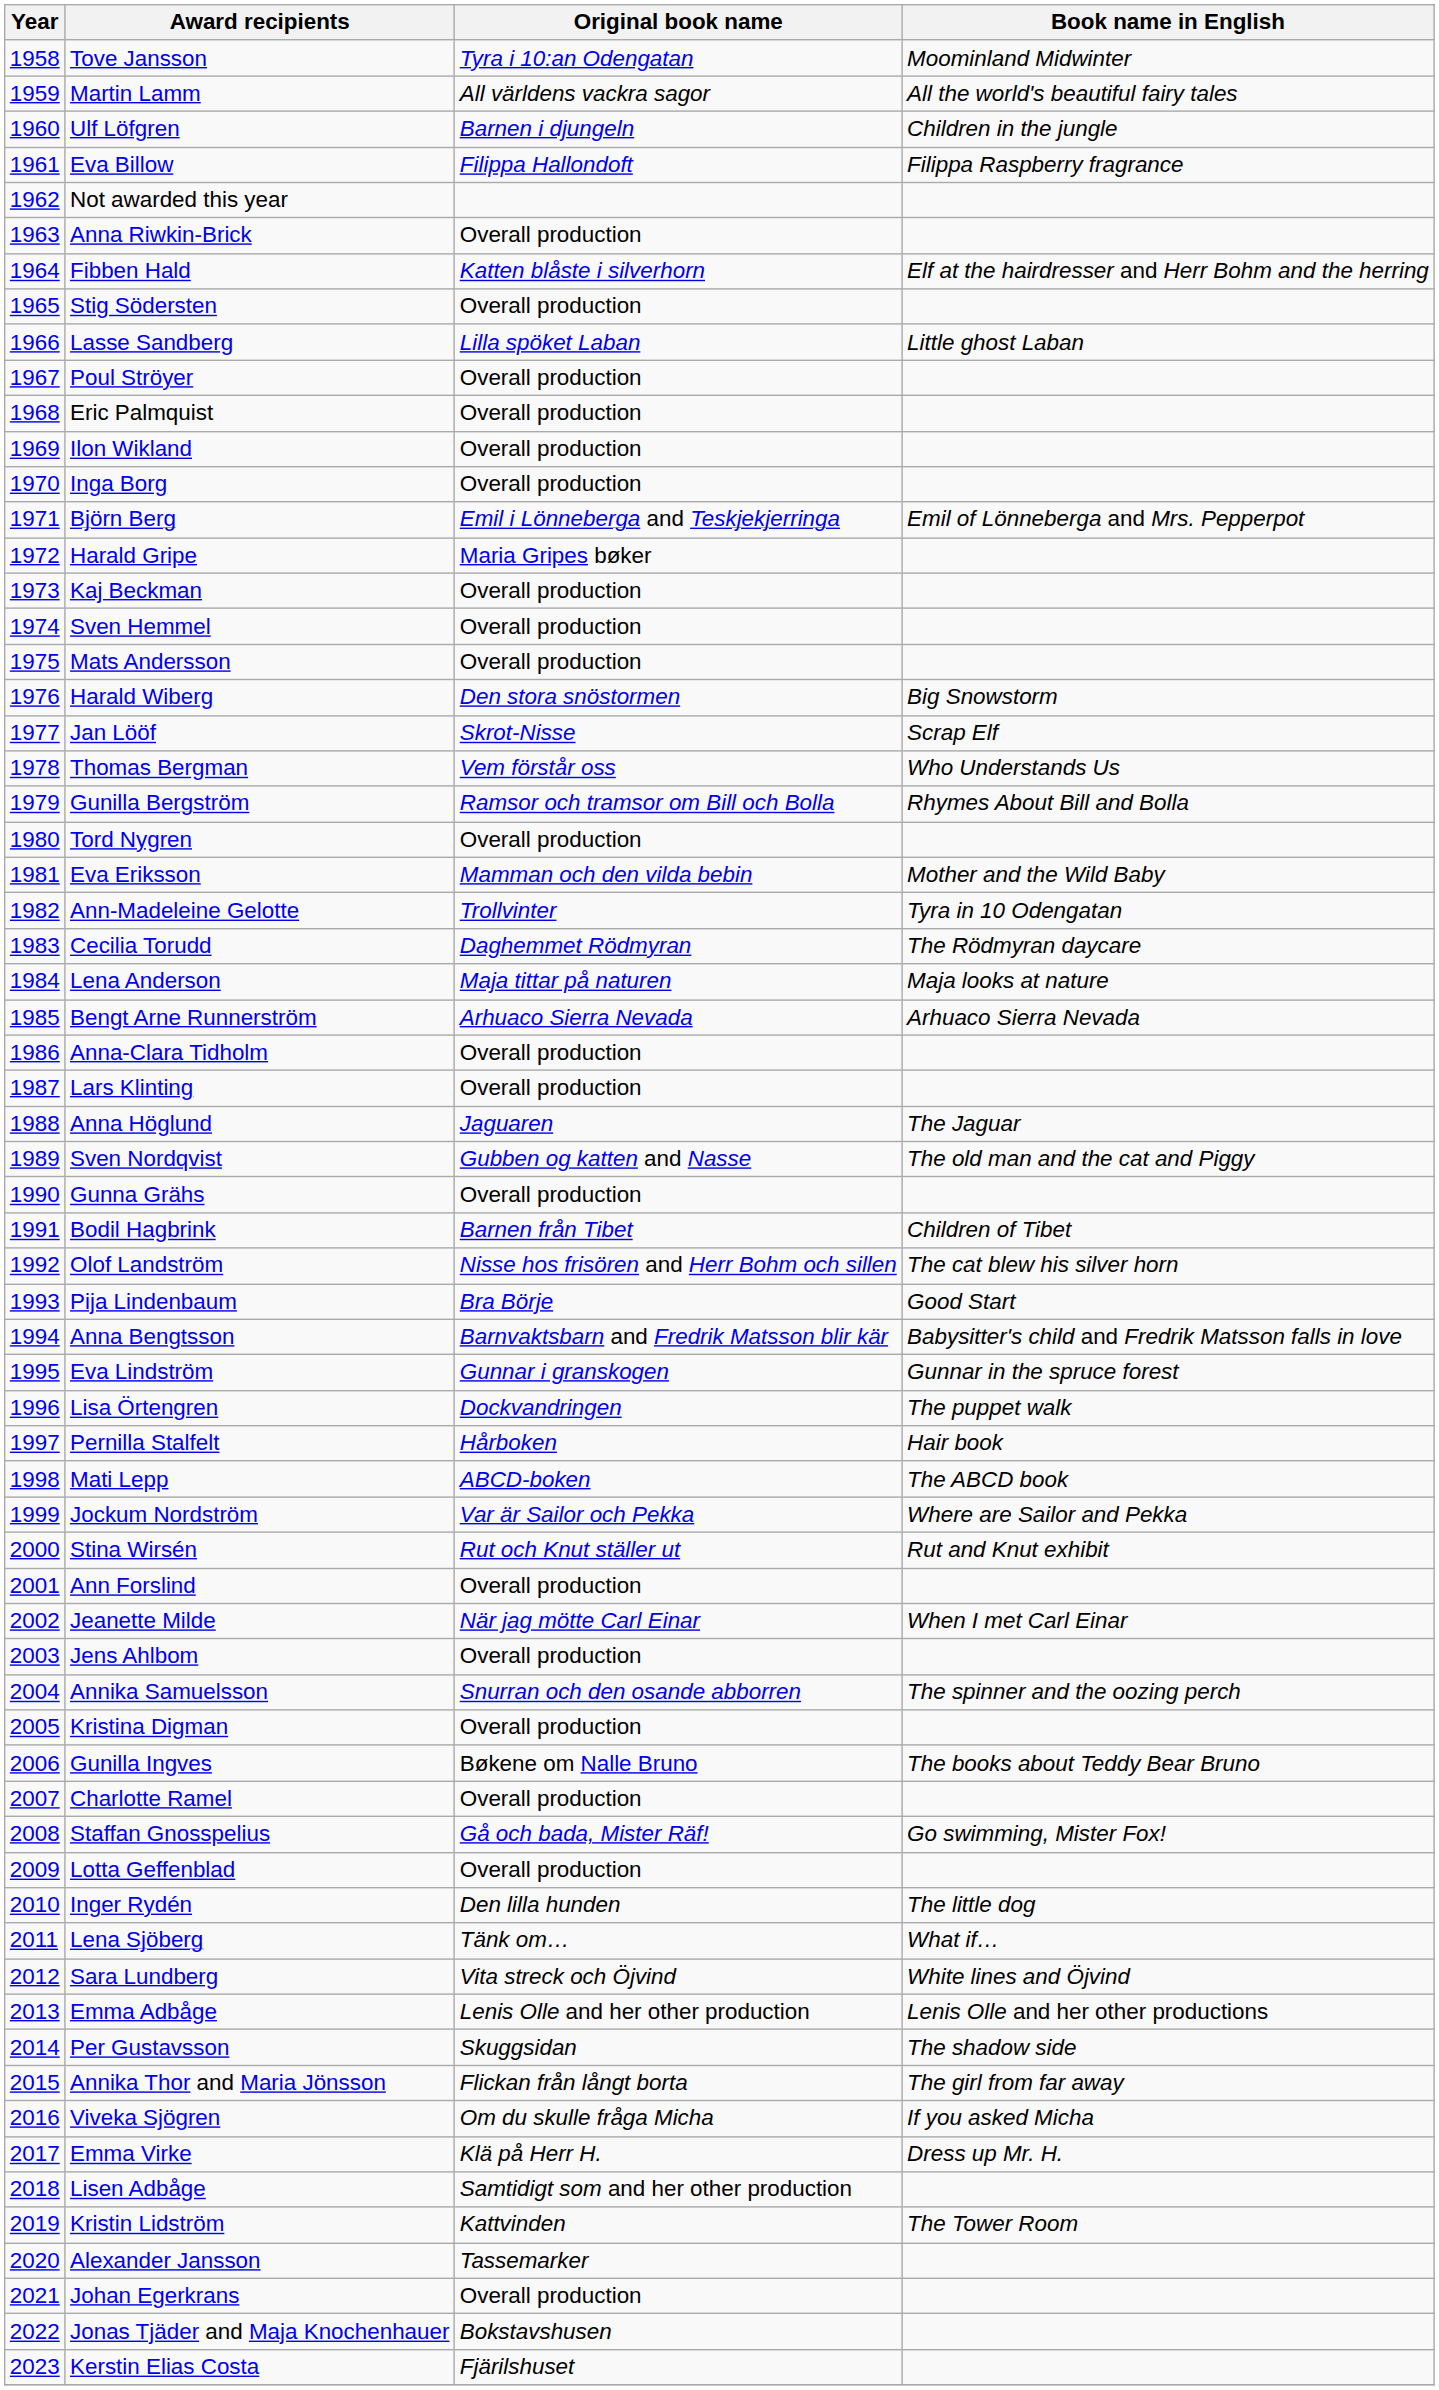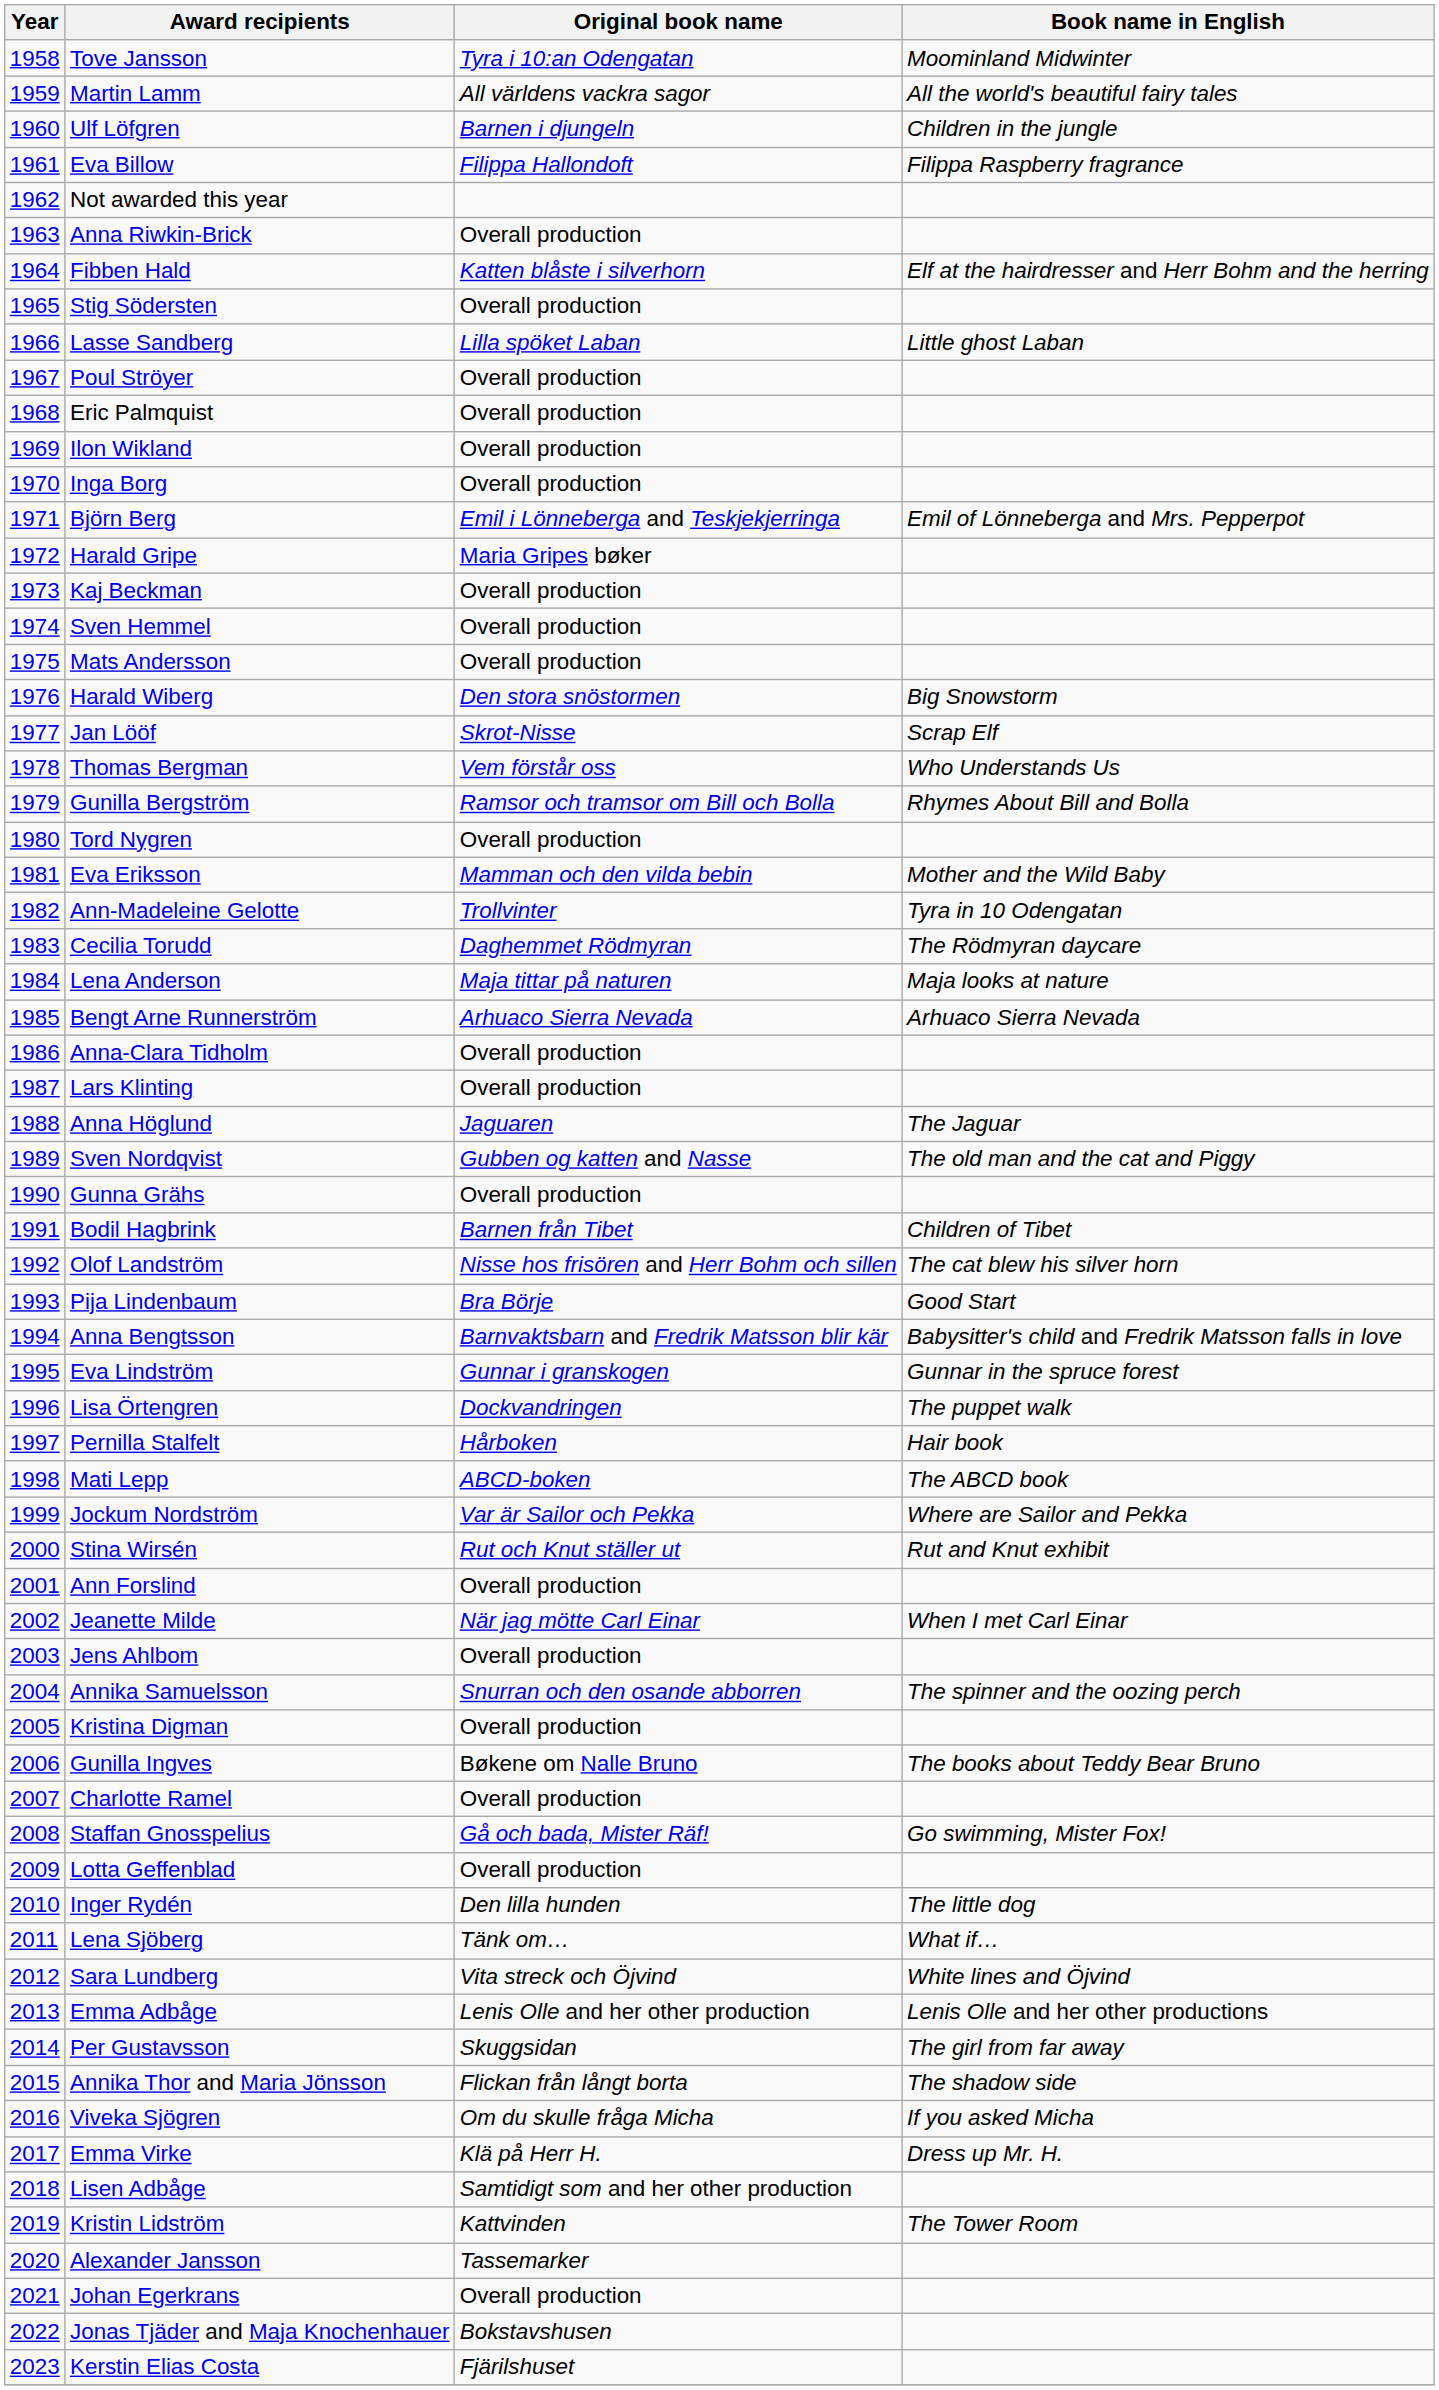(992, 2047) The shadow side -> (1015, 2047) The girl from far away
(1015, 2082) The girl from far away -> (992, 2082) The shadow side
